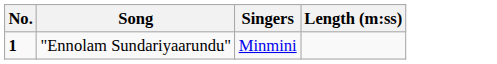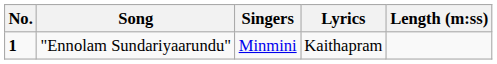+ column: (343, 18)
